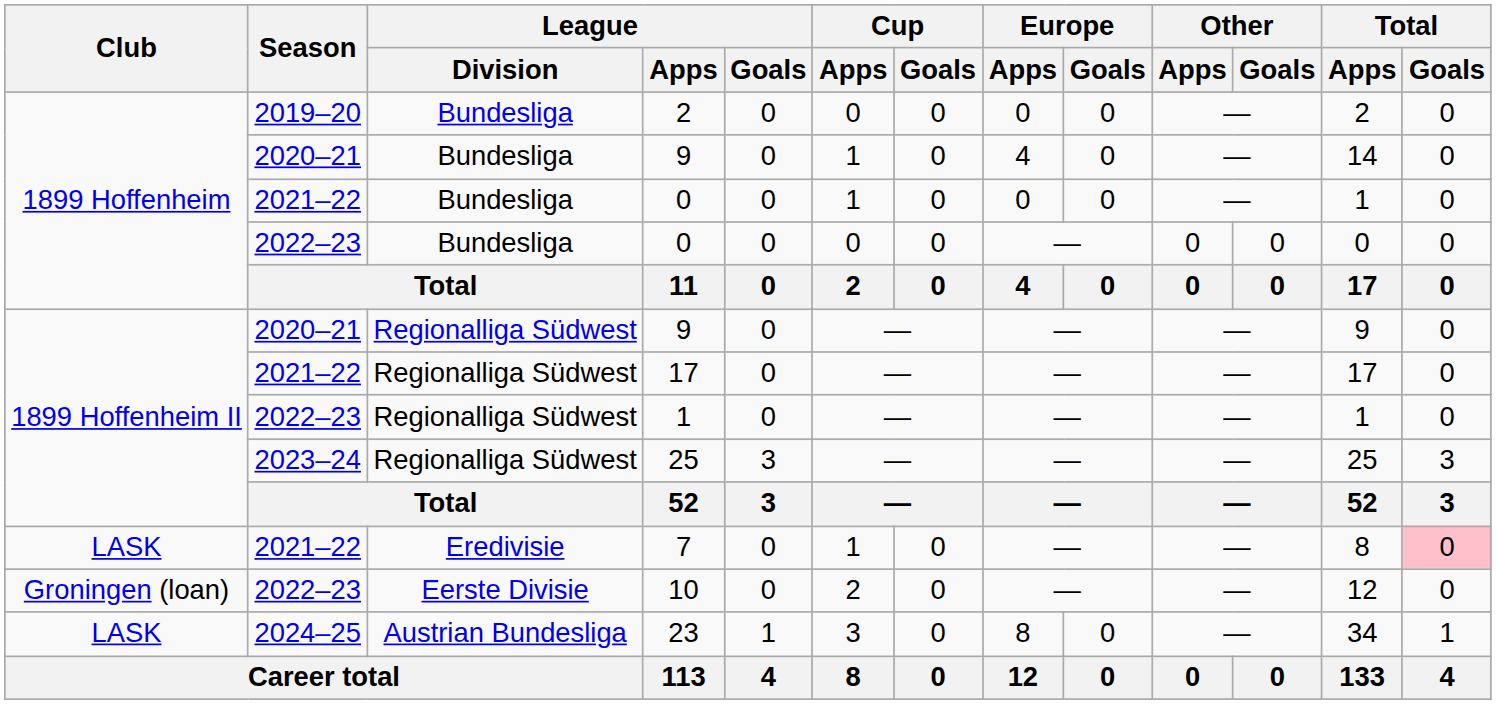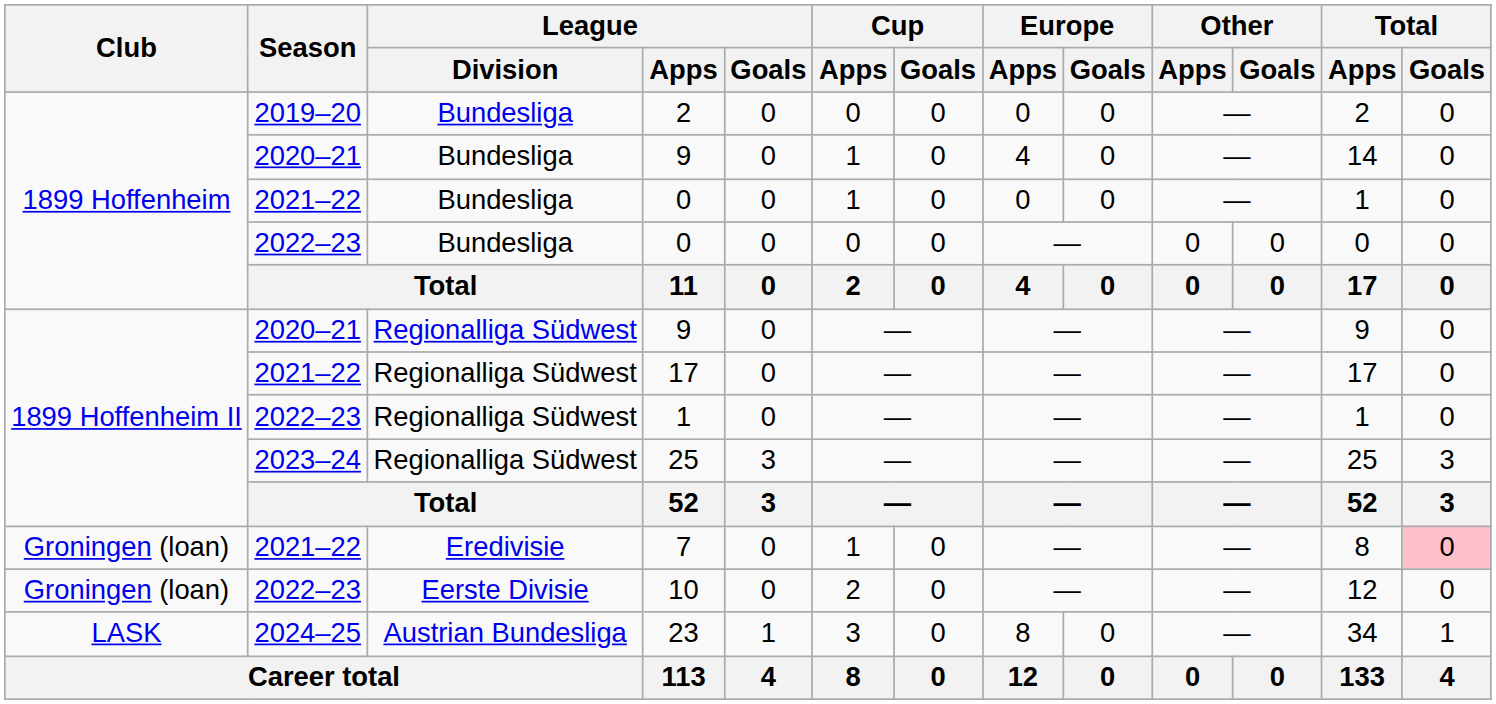(126, 546) LASK -> (126, 546) Groningen (loan)
